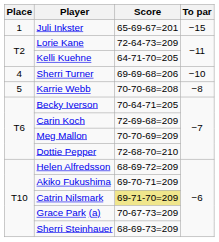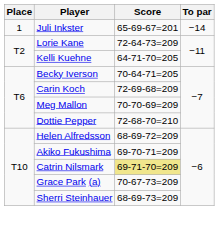(197, 27) −15 -> (197, 27) −14
- row: (65, 74)
- row: (64, 89)
